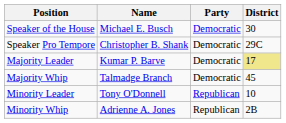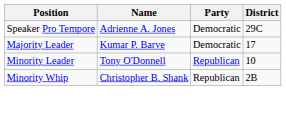- row: (51, 28)
(144, 45) Christopher B. Shank -> (137, 28) Adrienne A. Jones
(251, 61) khaki background -> (251, 45) no background
- row: (37, 77)
(137, 110) Adrienne A. Jones -> (144, 77) Christopher B. Shank
